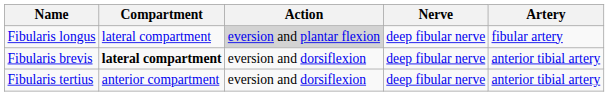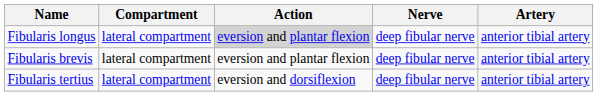(527, 36) fibular artery -> (535, 36) anterior tibial artery
(162, 58) bold -> (156, 58) normal
(297, 58) eversion and dorsiflexion -> (293, 58) eversion and plantar flexion
(161, 79) anterior compartment -> (156, 79) lateral compartment
